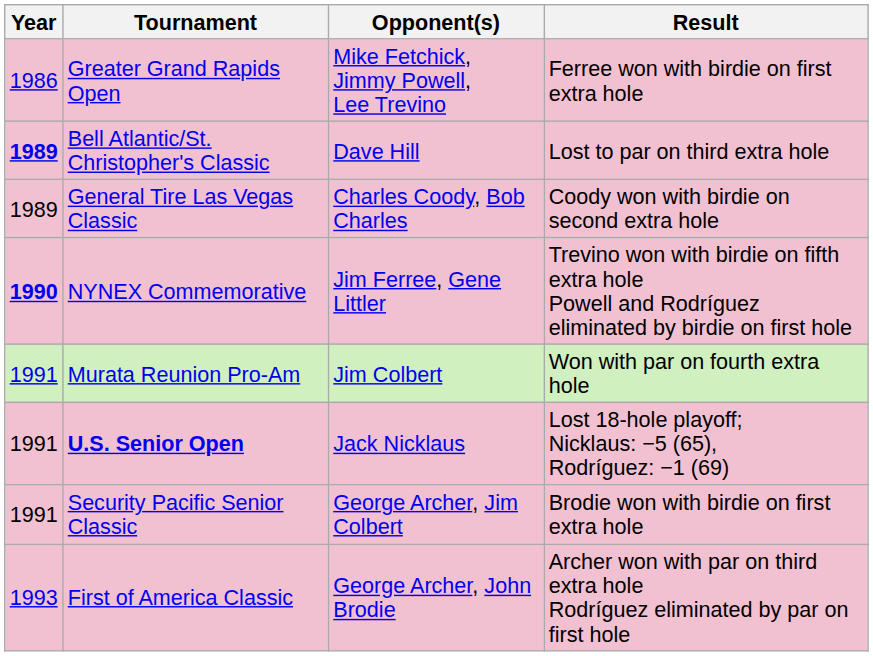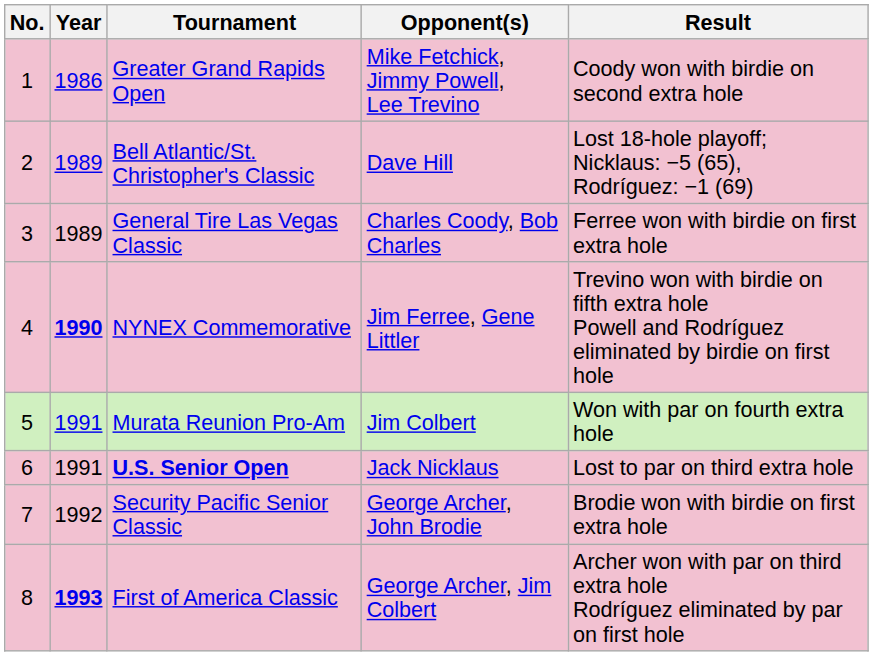+ column: (27, 22)
(690, 80) Ferree won with birdie on first extra hole -> (694, 80) Coody won with birdie on second extra hole
(34, 151) bold -> (78, 163) normal
(689, 151) Lost to par on third extra hole -> (670, 163) Lost 18-hole playoff; Nicklaus: −5 (65), Rodríguez: −1 (69)
(669, 209) Coody won with birdie on second extra hole -> (714, 233) Ferree won with birdie on first extra hole
(646, 444) Lost 18-hole playoff; Nicklaus: −5 (65), Rodríguez: −1 (69) -> (713, 468) Lost to par on third extra hole
(34, 515) 1991 -> (78, 515) 1992
(426, 515) George Archer, Jim Colbert -> (439, 515) George Archer, John Brodie
(34, 597) normal -> (78, 597) bold
(432, 597) George Archer, John Brodie -> (459, 597) George Archer, Jim Colbert
